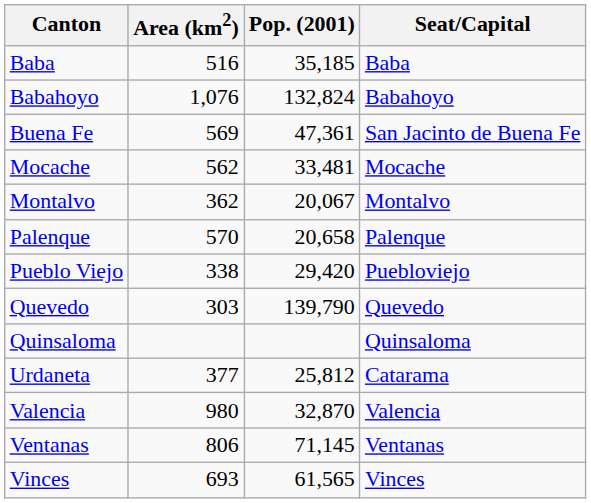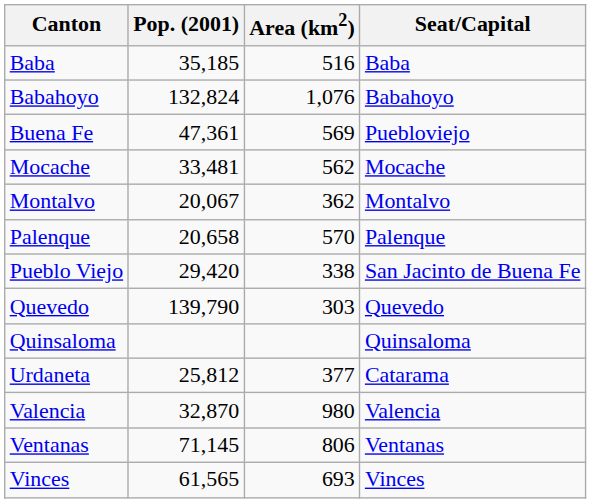columns swapped: (302, 24) <-> (186, 24)
(473, 132) San Jacinto de Buena Fe -> (417, 132) Puebloviejo
(417, 271) Puebloviejo -> (473, 271) San Jacinto de Buena Fe
